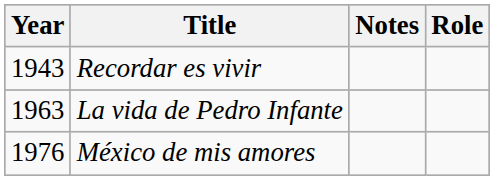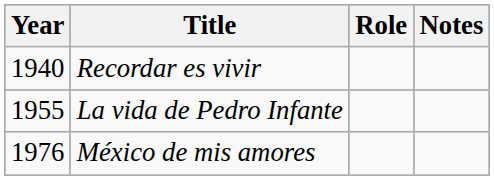columns swapped: (457, 25) <-> (387, 25)
(38, 68) 1943 -> (38, 68) 1940
(38, 110) 1963 -> (38, 110) 1955
